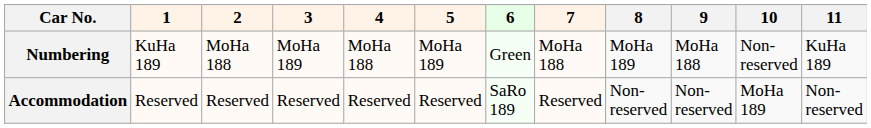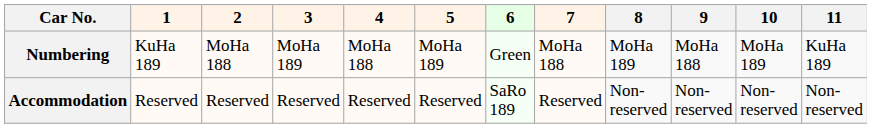(769, 54) Non-reserved -> (762, 54) MoHa 189
(762, 100) MoHa 189 -> (769, 100) Non-reserved
